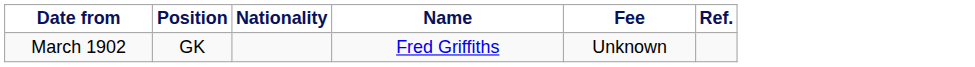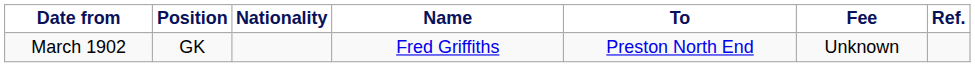+ column: (680, 18)
